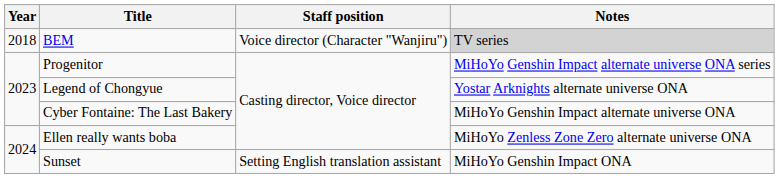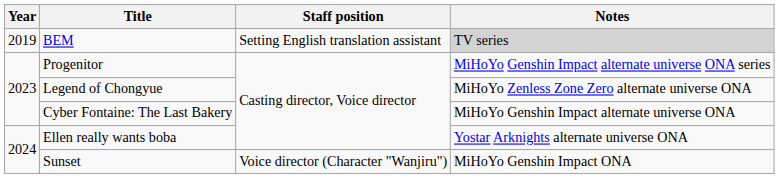(22, 40) 2018 -> (22, 40) 2019
(343, 40) Voice director (Character "Wanjiru") -> (340, 40) Setting English translation assistant
(571, 89) Yostar Arknights alternate universe ONA -> (603, 89) MiHoYo Zenless Zone Zero alternate universe ONA
(603, 137) MiHoYo Zenless Zone Zero alternate universe ONA -> (571, 137) Yostar Arknights alternate universe ONA
(340, 161) Setting English translation assistant -> (343, 161) Voice director (Character "Wanjiru")
